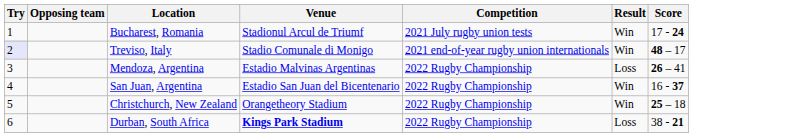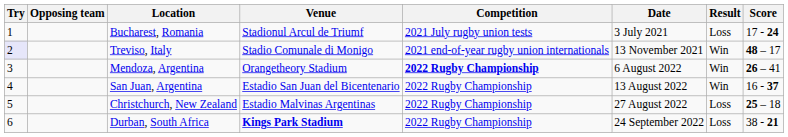+ column: (659, 13)
(624, 31) Win -> (720, 31) Loss
(309, 68) Estadio Malvinas Argentinas -> (295, 68) Orangetheory Stadium
(468, 68) normal -> (472, 68) bold
(625, 68) Loss -> (719, 68) Win
(295, 104) Orangetheory Stadium -> (309, 104) Estadio Malvinas Argentinas
(624, 104) Win -> (720, 104) Loss
